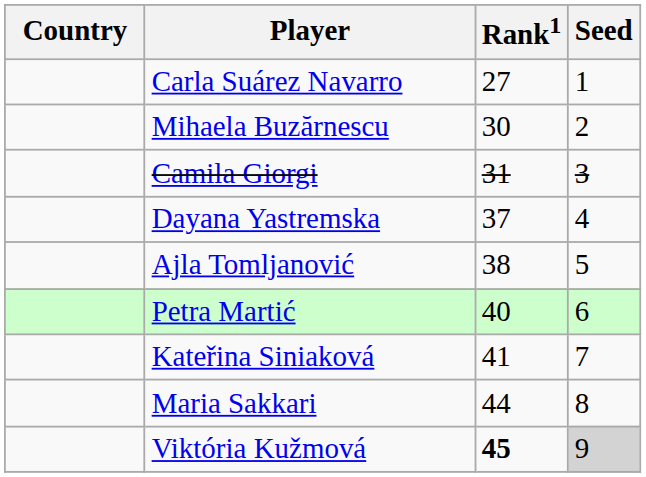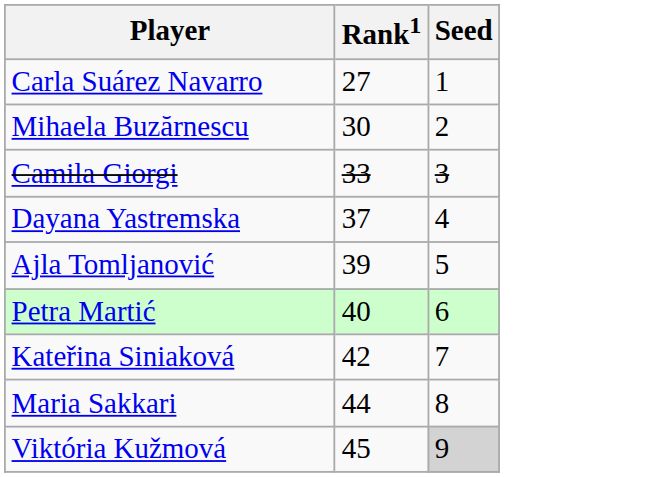- column: (75, 31)
(496, 173) 31 -> (356, 173) 33
(496, 264) 38 -> (356, 264) 39
(496, 356) 41 -> (356, 356) 42
(496, 448) bold -> (356, 448) normal
